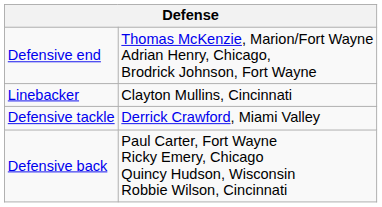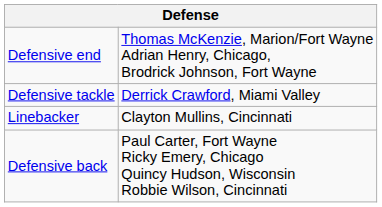rows swapped: (61, 118) <-> (43, 94)
